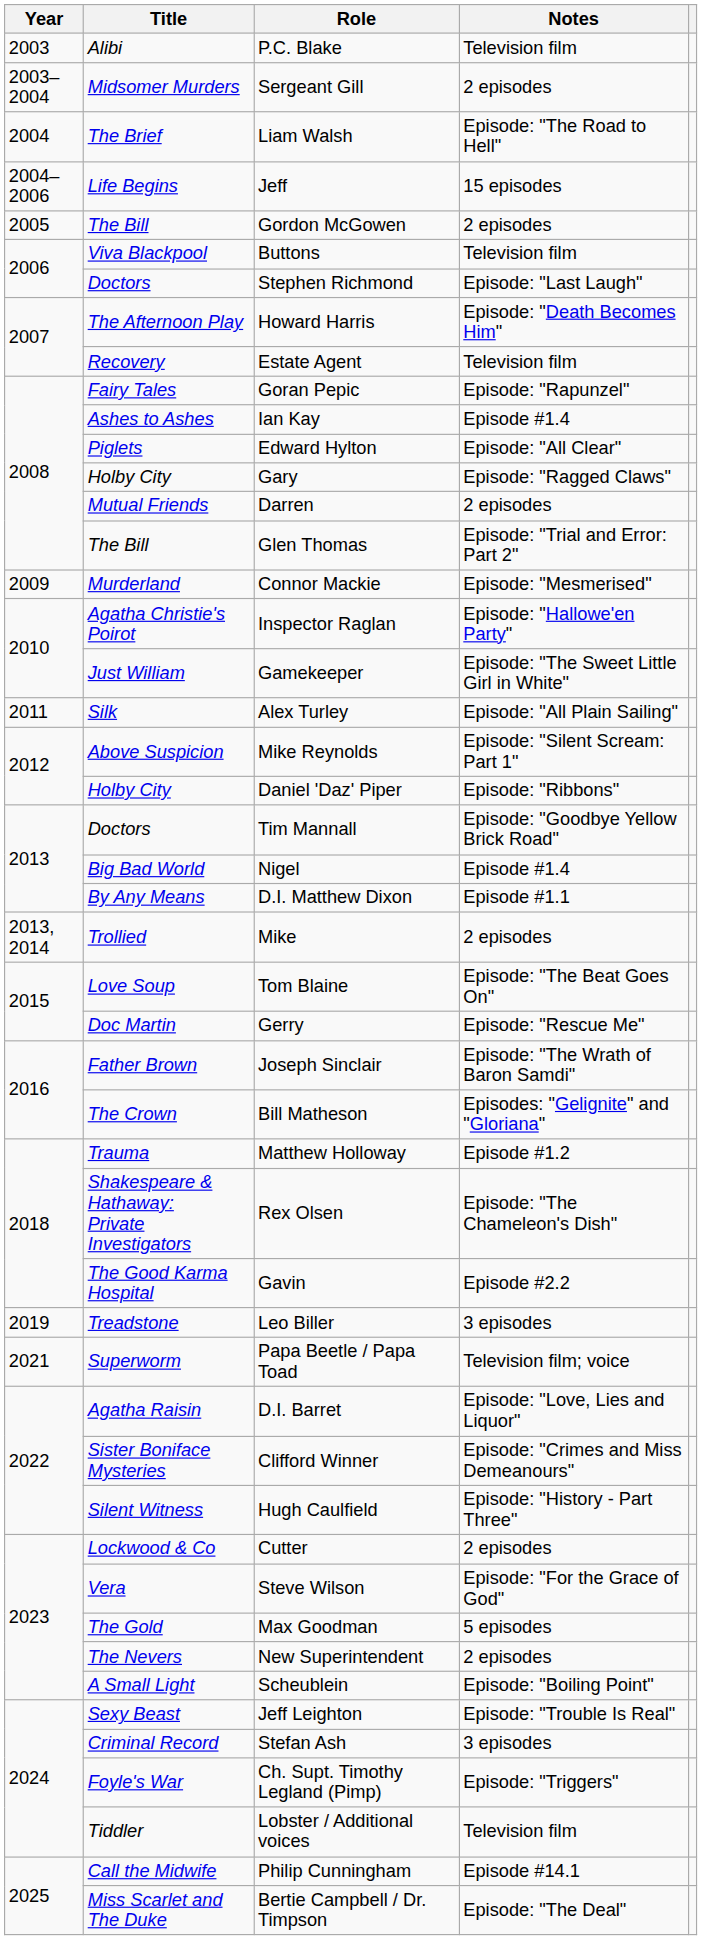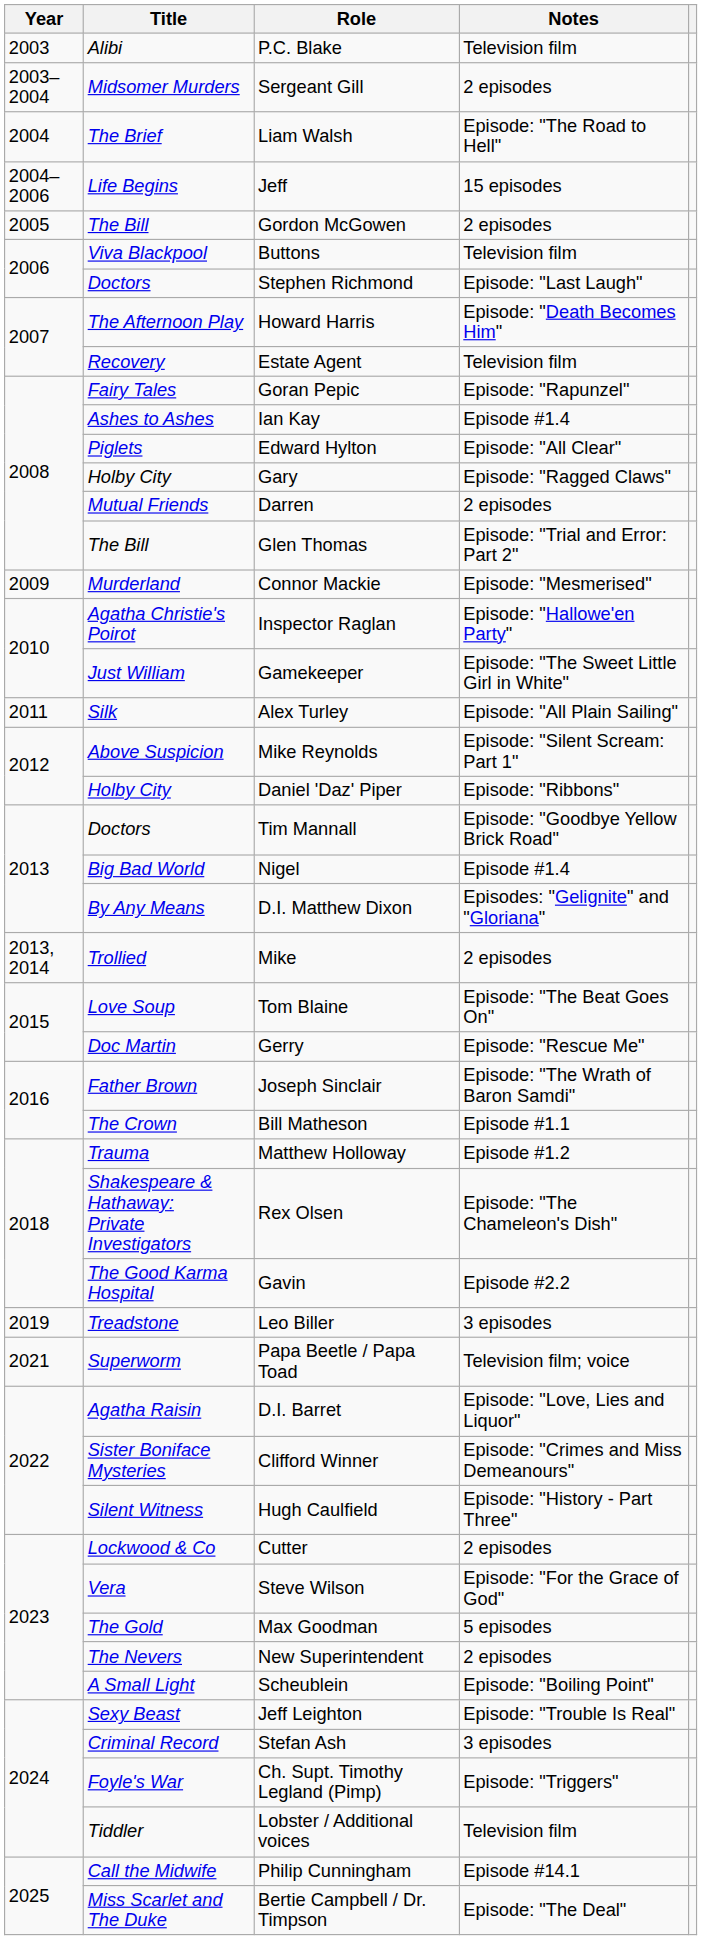(517, 897) Episode #1.1 -> (566, 908) Episodes: "Gelignite" and "Gloriana"
(566, 1114) Episodes: "Gelignite" and "Gloriana" -> (517, 1124) Episode #1.1
